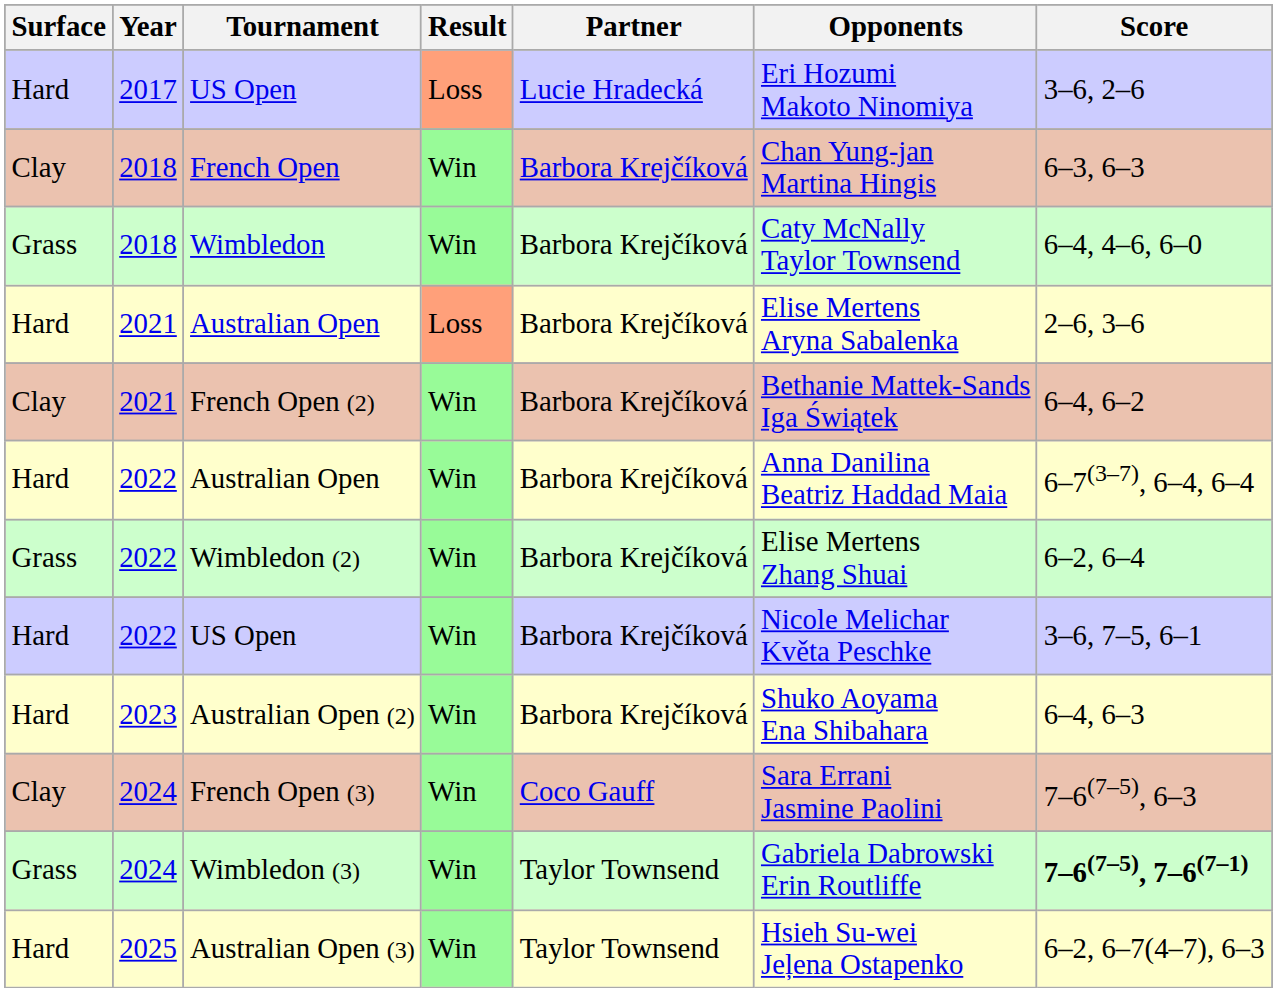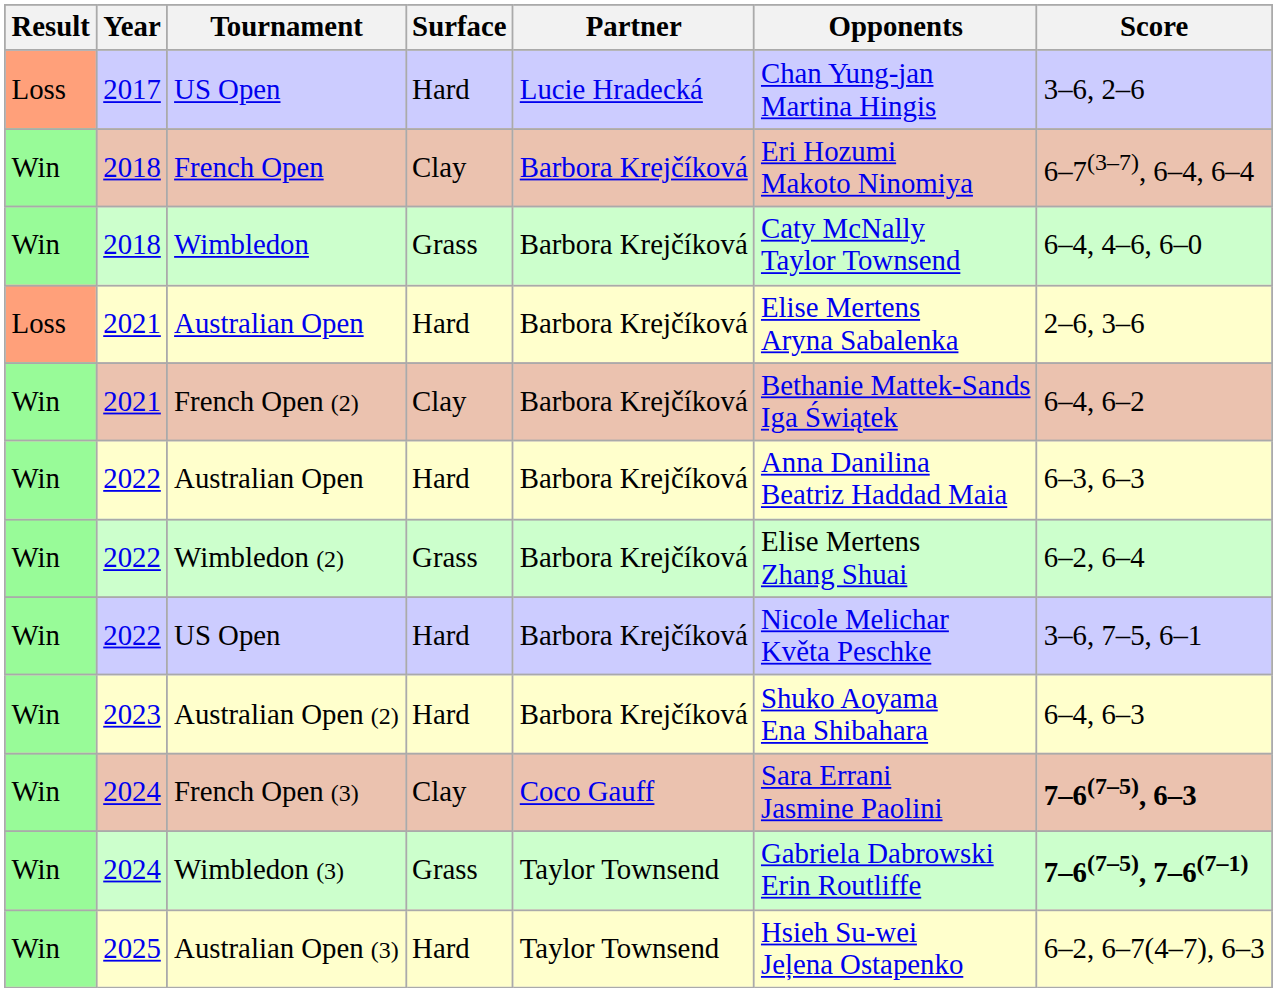columns swapped: (467, 27) <-> (59, 27)
(867, 89) Eri Hozumi Makoto Ninomiya -> (849, 89) Chan Yung-jan Martina Hingis
(849, 167) Chan Yung-jan Martina Hingis -> (867, 167) Eri Hozumi Makoto Ninomiya
(1094, 167) 6–3, 6–3 -> (1149, 167) 6–7(3–7), 6–4, 6–4
(1149, 479) 6–7(3–7), 6–4, 6–4 -> (1094, 479) 6–3, 6–3
(1120, 791) normal -> (1120, 791) bold
